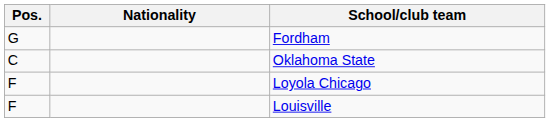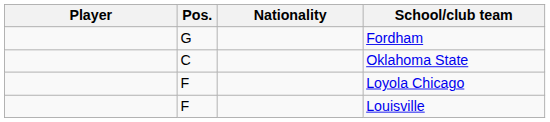+ column: (91, 15)
